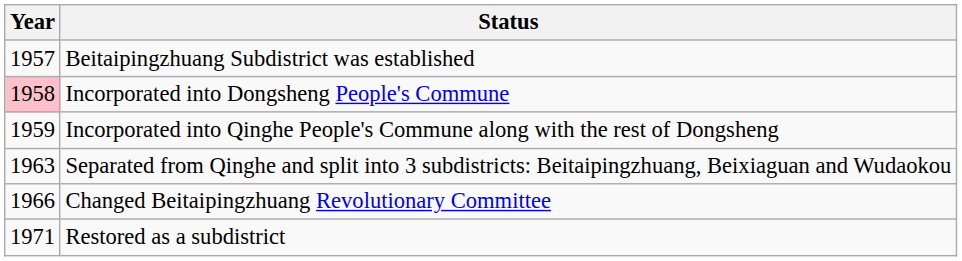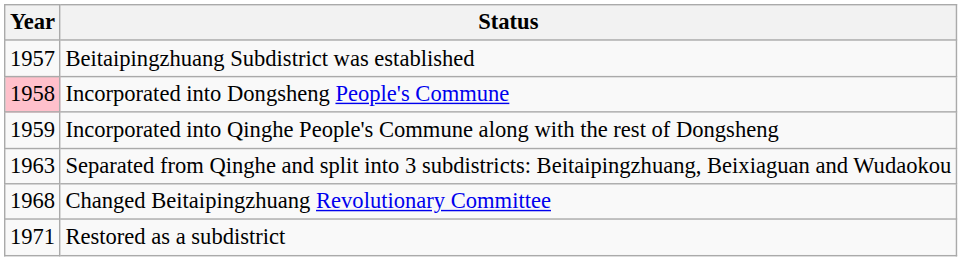(32, 201) 1966 -> (32, 201) 1968
